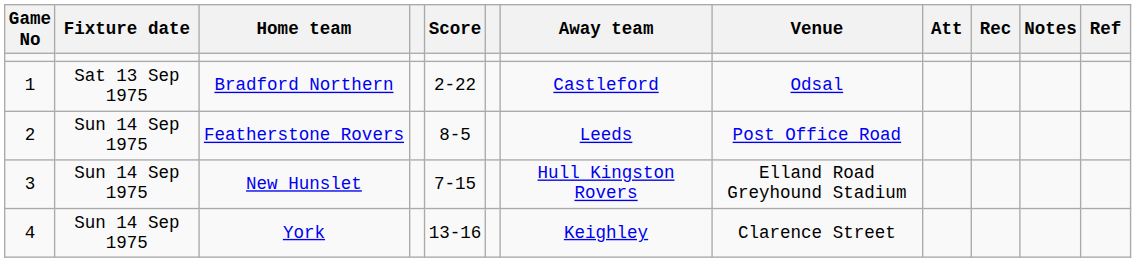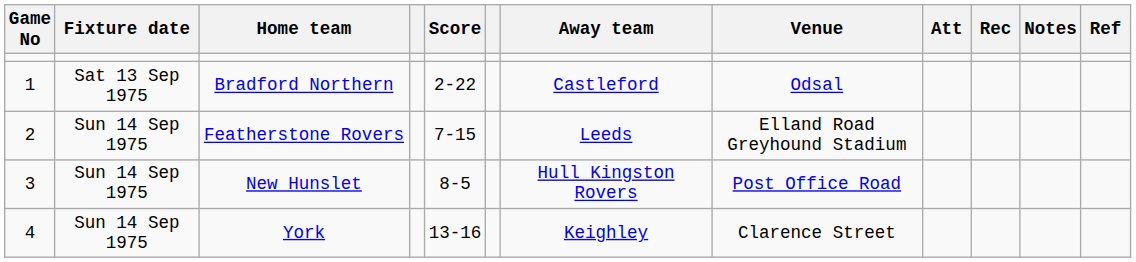(455, 135) 8-5 -> (455, 135) 7-15
(817, 135) Post Office Road -> (817, 135) Elland Road Greyhound Stadium
(455, 184) 7-15 -> (455, 184) 8-5
(817, 184) Elland Road Greyhound Stadium -> (817, 184) Post Office Road
